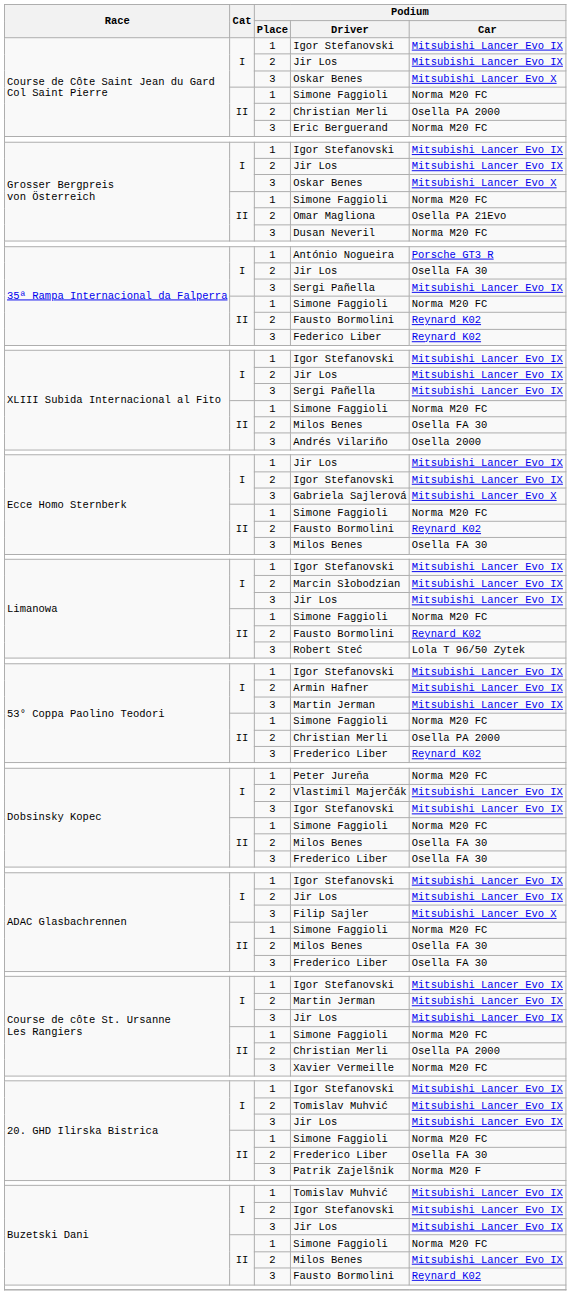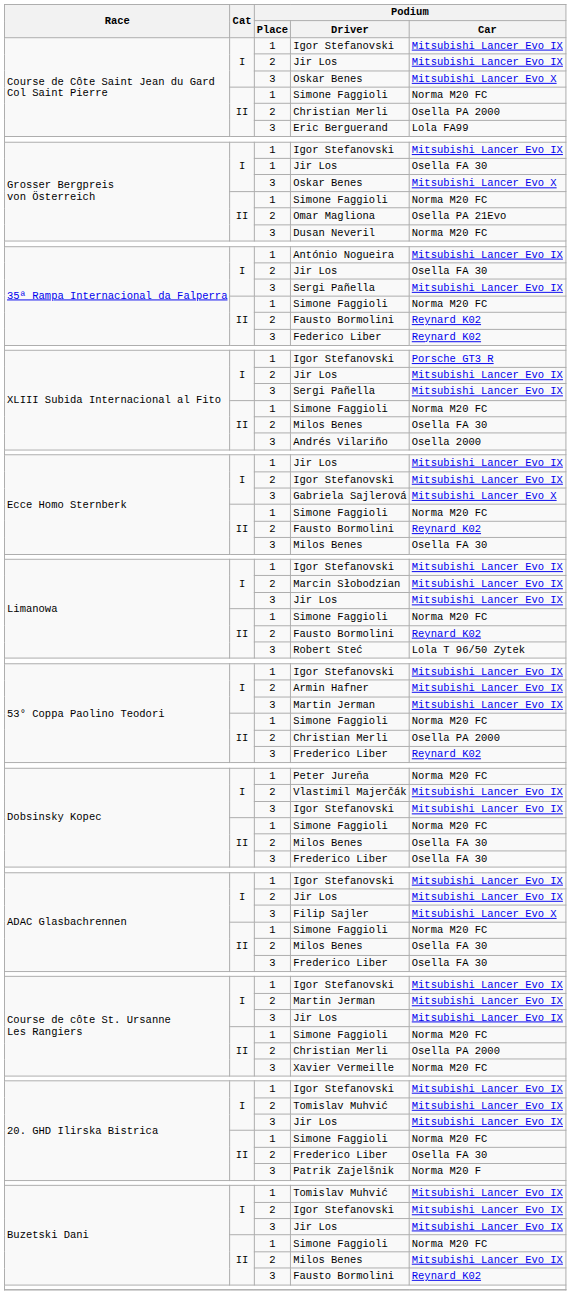(450, 129) Norma M20 FC -> (440, 129) Lola FA99
(272, 167) 2 -> (272, 167) 1
(487, 167) Mitsubishi Lancer Evo IX -> (450, 167) Osella FA 30
(453, 255) Porsche GT3 R -> (487, 255) Mitsubishi Lancer Evo IX
(487, 359) Mitsubishi Lancer Evo IX -> (453, 359) Porsche GT3 R
